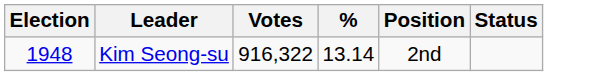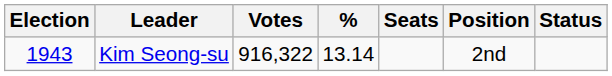+ column: (411, 20)
(50, 53) 1948 -> (50, 53) 1943
